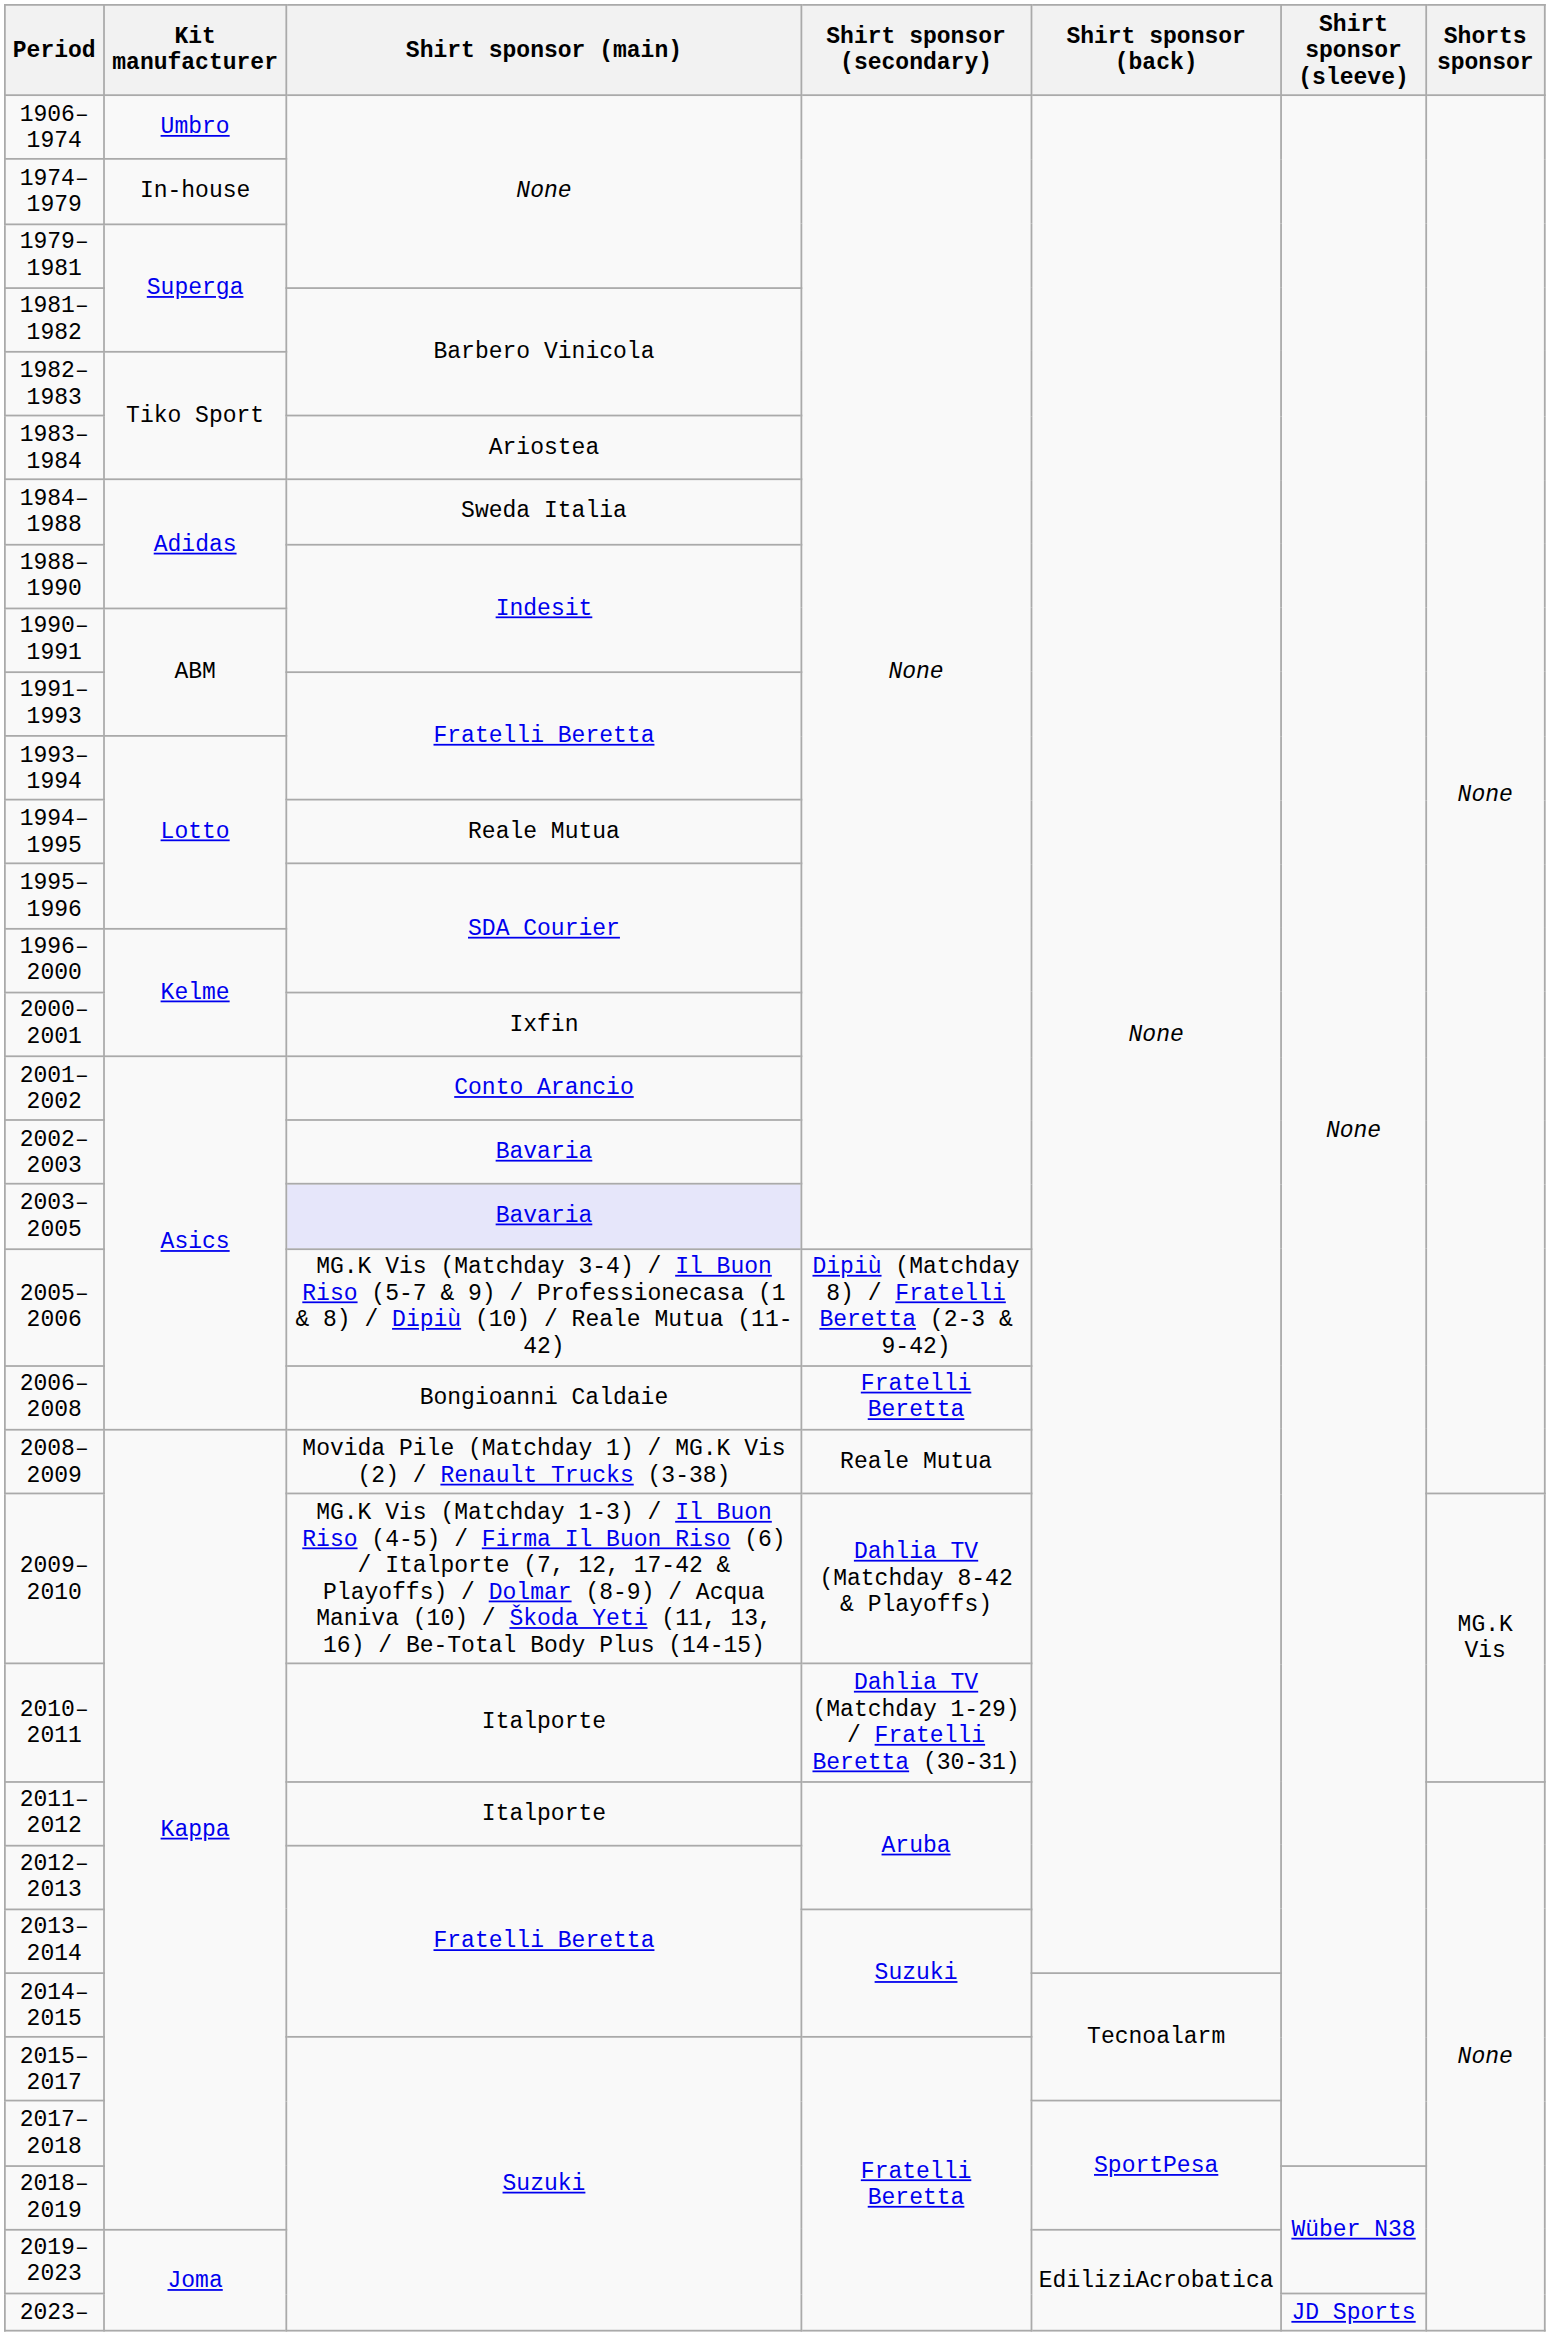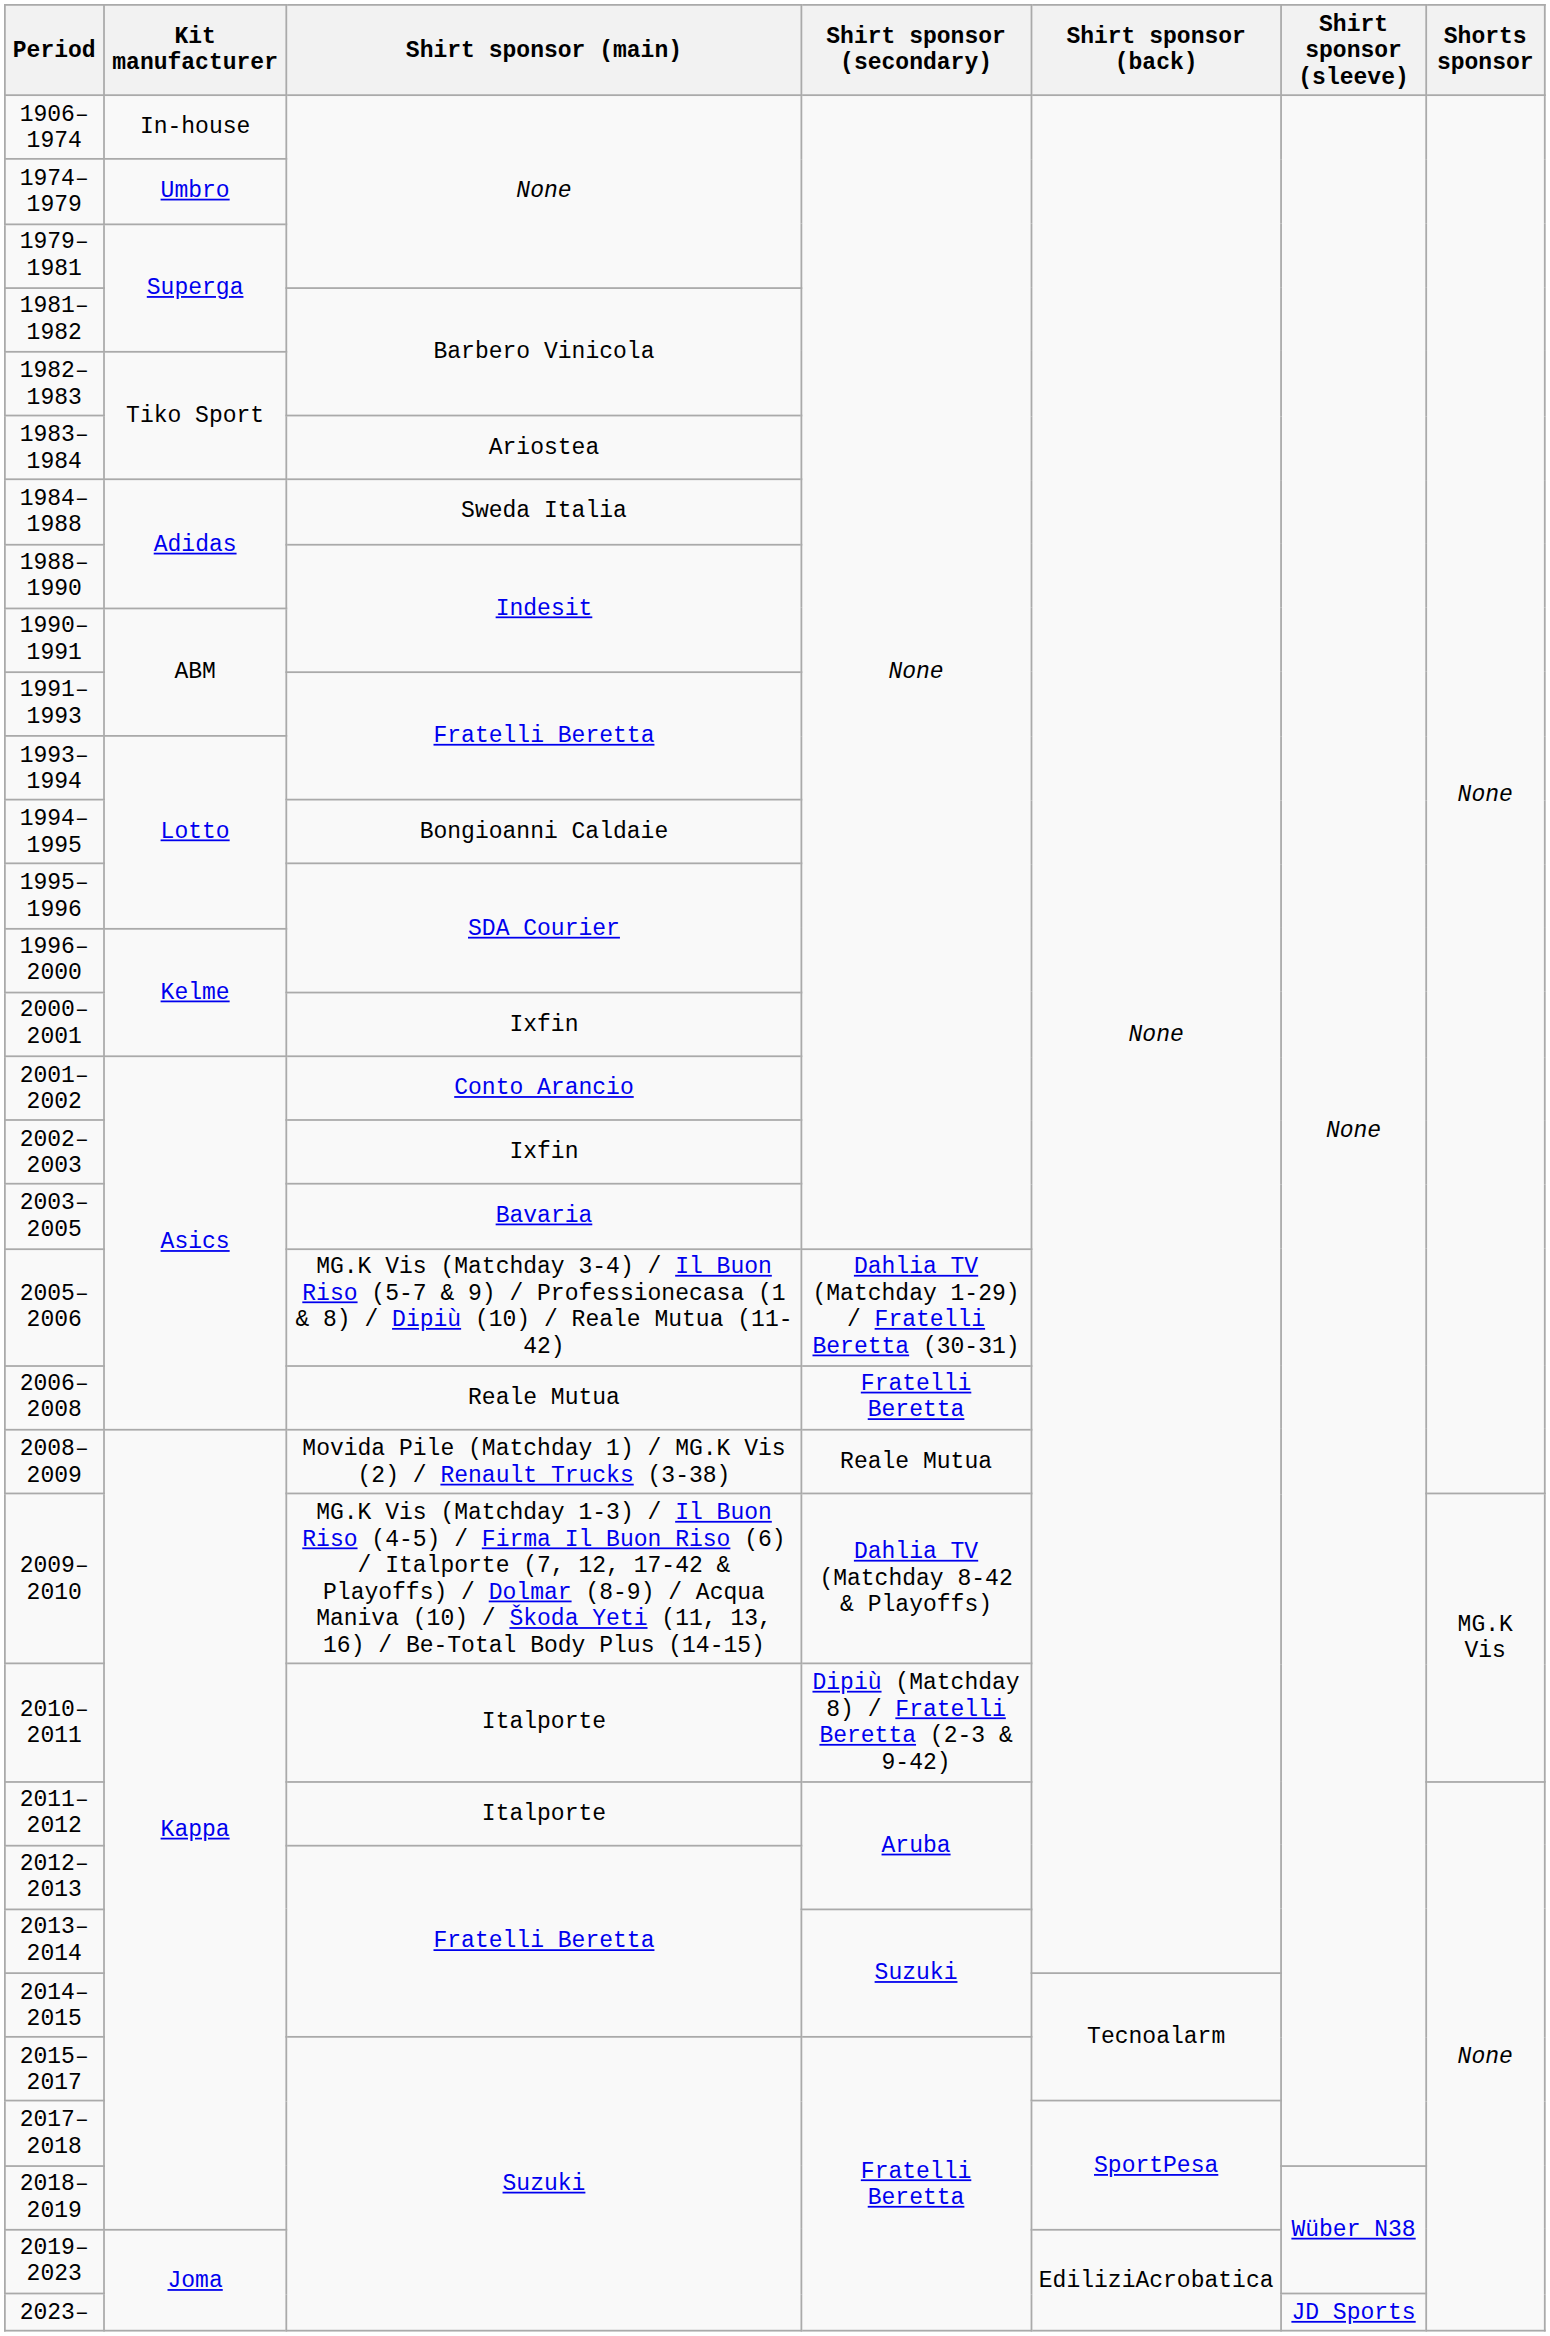(195, 128) Umbro -> (195, 128) In-house
(195, 192) In-house -> (195, 192) Umbro
(544, 832) Reale Mutua -> (544, 832) Bongioanni Caldaie
(544, 1152) Bavaria -> (544, 1152) Ixfin
(544, 1216) lavender background -> (544, 1216) no background
(916, 1307) Dipiù (Matchday 8) / Fratelli Beretta (2-3 & 9-42) -> (916, 1307) Dahlia TV (Matchday 1-29) / Fratelli Beretta (30-31)
(544, 1398) Bongioanni Caldaie -> (544, 1398) Reale Mutua
(916, 1723) Dahlia TV (Matchday 1-29) / Fratelli Beretta (30-31) -> (916, 1723) Dipiù (Matchday 8) / Fratelli Beretta (2-3 & 9-42)
